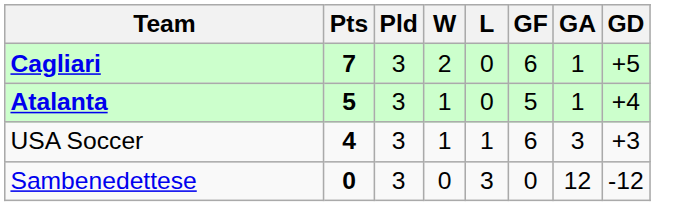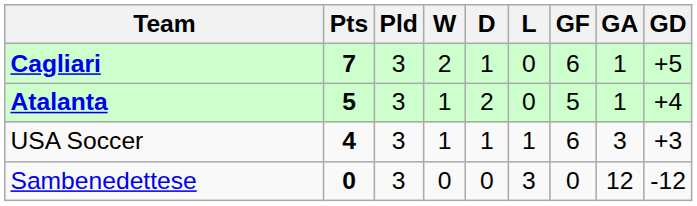+ column: (487, 24)
